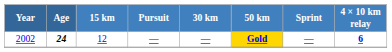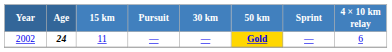(102, 39) 12 -> (102, 39) 11
(361, 39) bold -> (361, 39) normal
